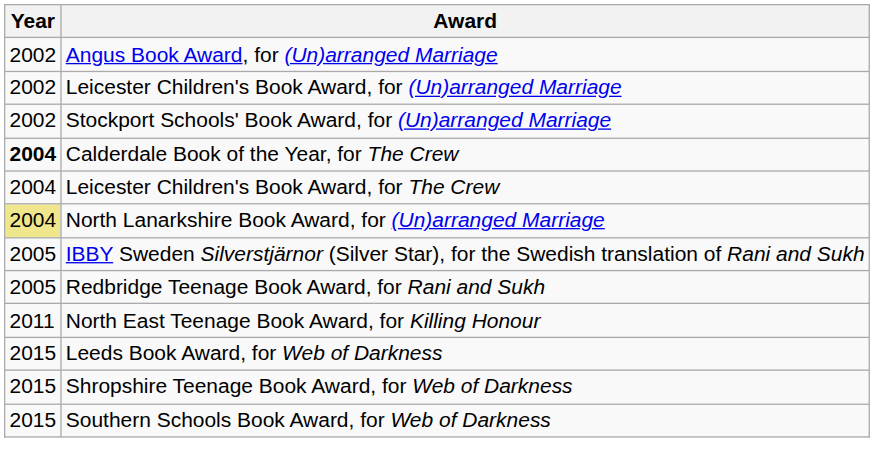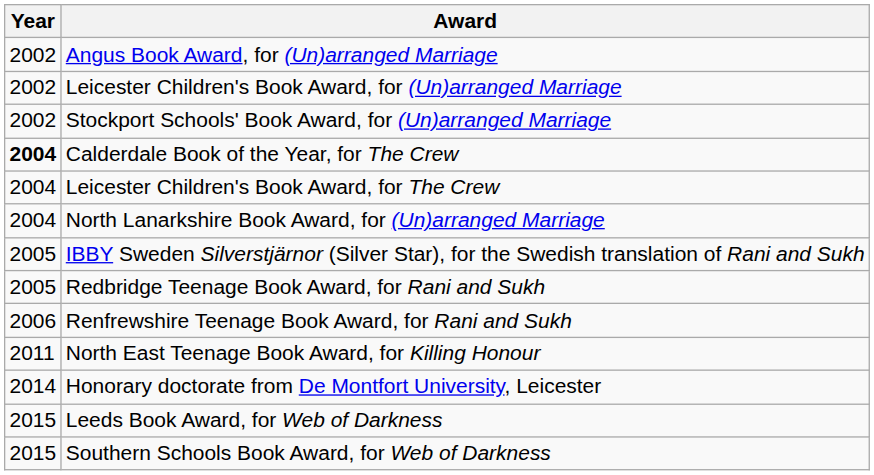(33, 220) khaki background -> (33, 220) no background
+ row: (319, 320)
+ row: (334, 386)
- row: (319, 386)
